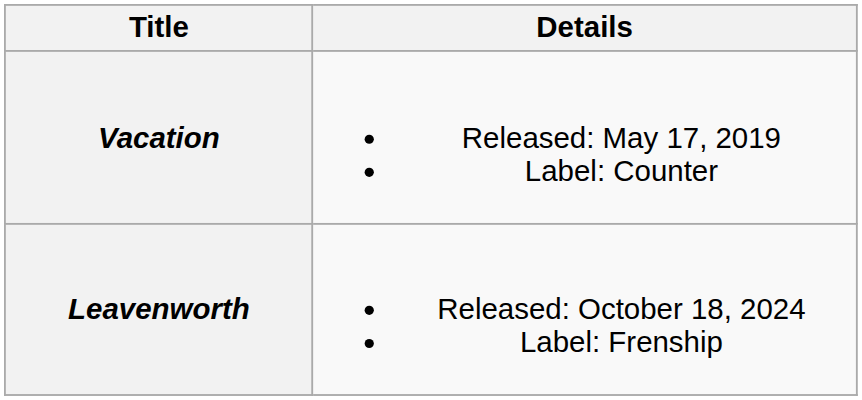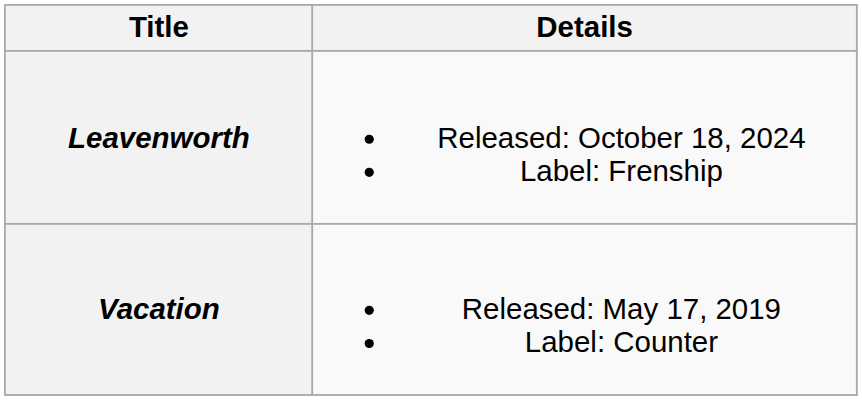rows swapped: (159, 137) <-> (159, 308)
